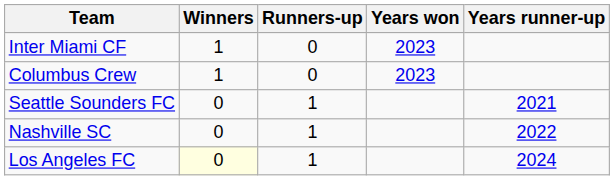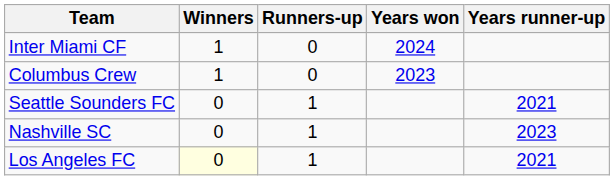(415, 47) 2023 -> (415, 47) 2024
(537, 132) 2022 -> (537, 132) 2023
(537, 160) 2024 -> (537, 160) 2021
